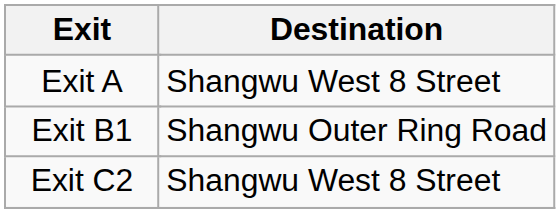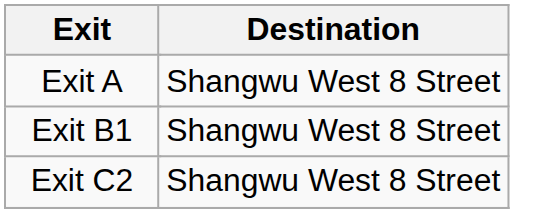(357, 130) Shangwu Outer Ring Road -> (333, 130) Shangwu West 8 Street
